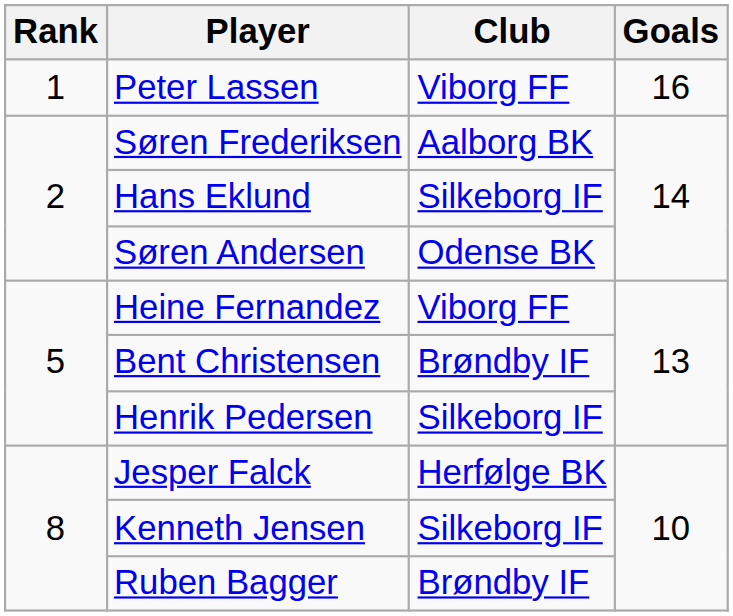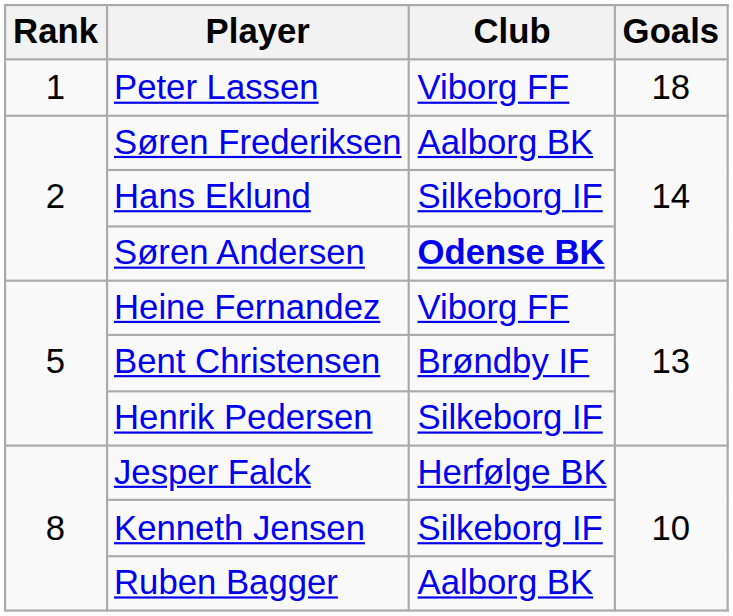(671, 87) 16 -> (671, 87) 18
(506, 252) normal -> (511, 252) bold
(503, 582) Brøndby IF -> (505, 582) Aalborg BK
